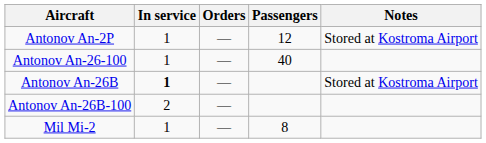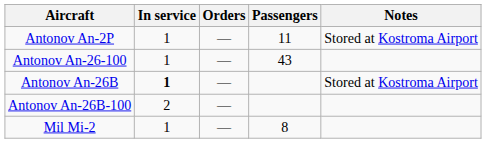(285, 37) 12 -> (285, 37) 11
(285, 60) 40 -> (285, 60) 43
